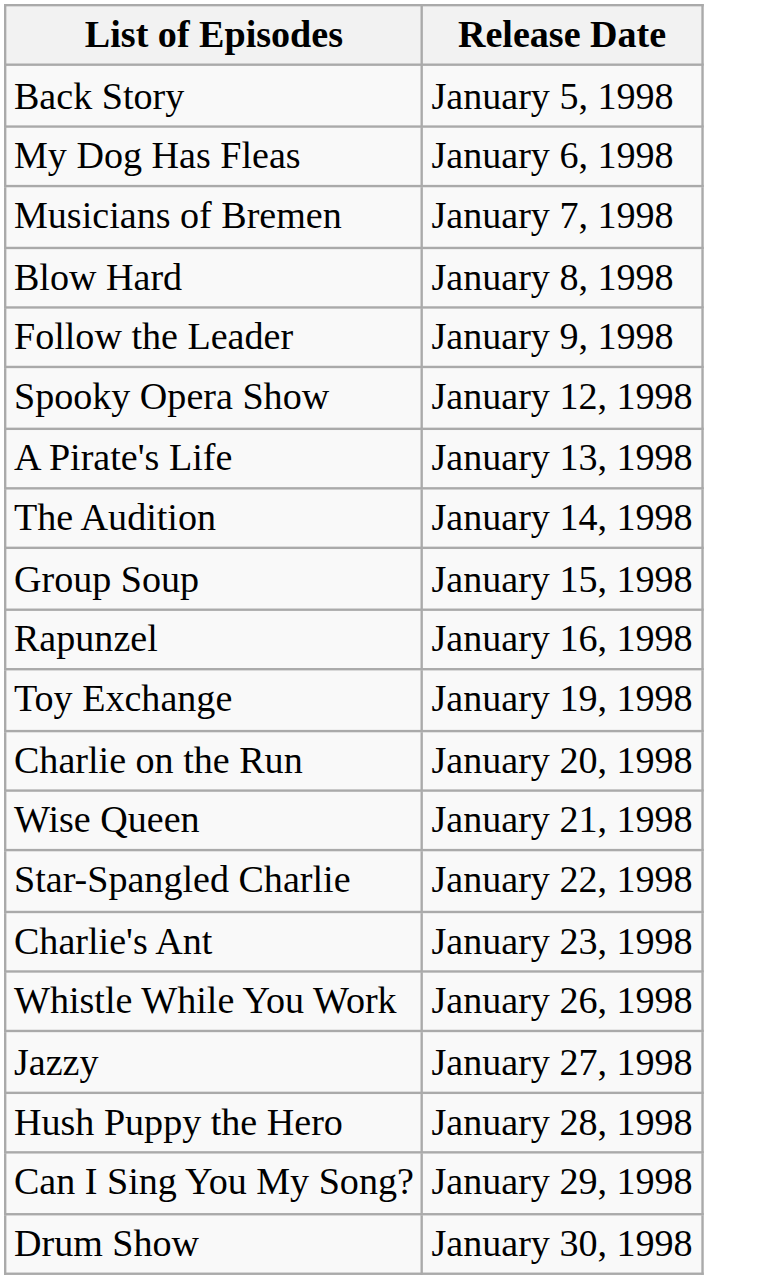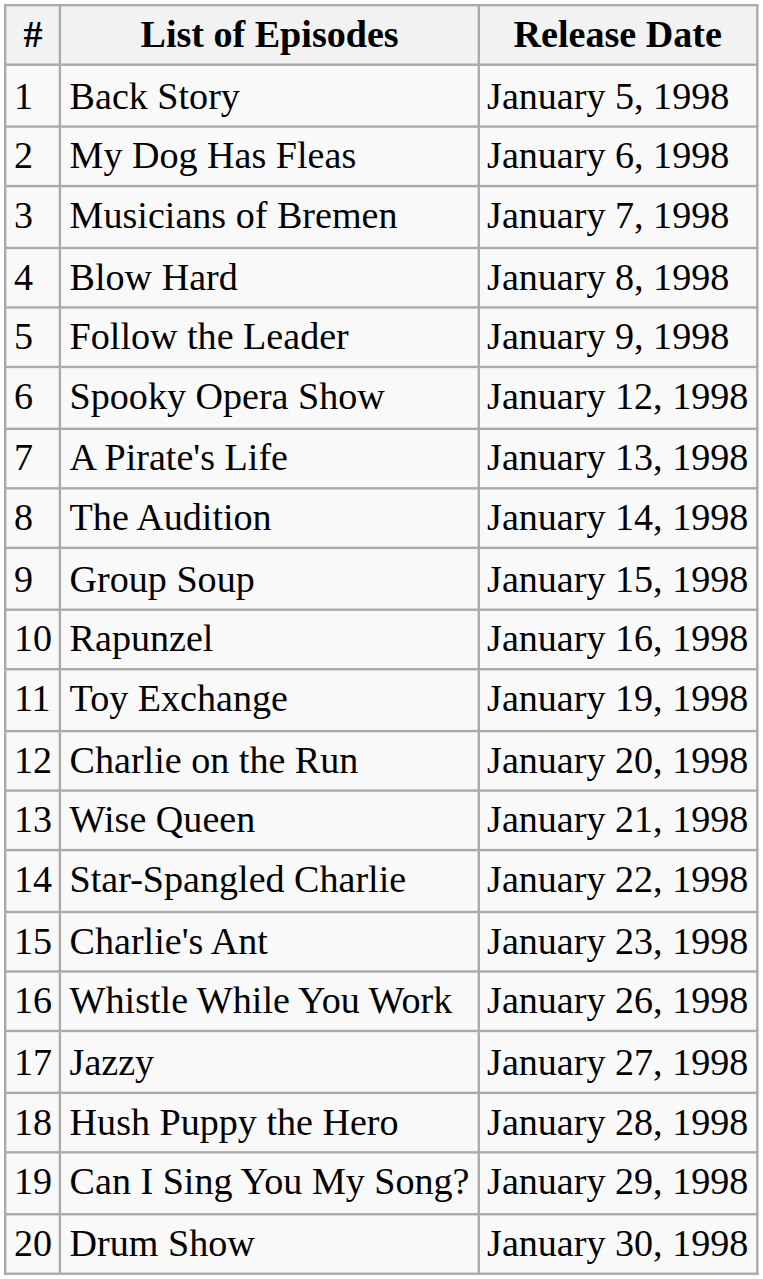+ column: (33, 34)
